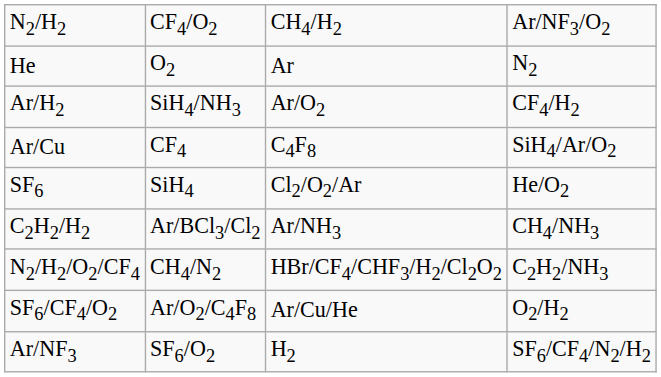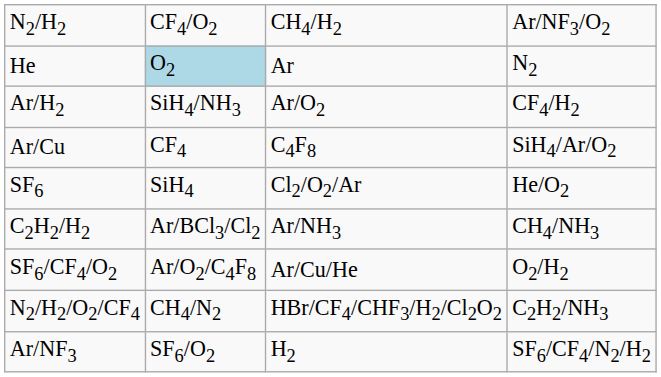(163, 65) no background -> (163, 65) lightblue background
rows swapped: (75, 269) <-> (63, 310)
